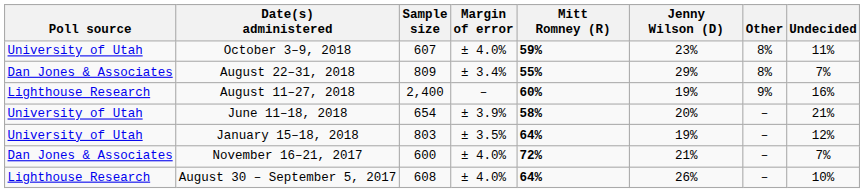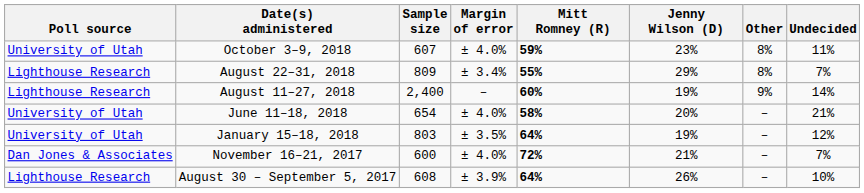(90, 72) Dan Jones & Associates -> (79, 72) Lighthouse Research
(823, 93) 16% -> (823, 93) 14%
(484, 114) ± 3.9% -> (484, 114) ± 4.0%
(484, 177) ± 4.0% -> (484, 177) ± 3.9%
